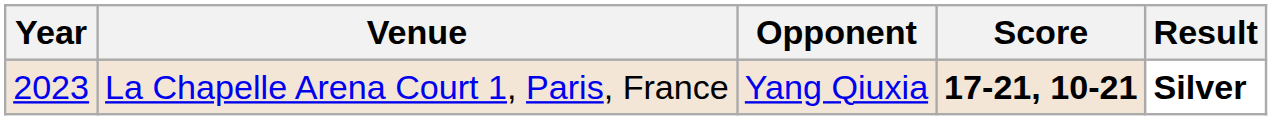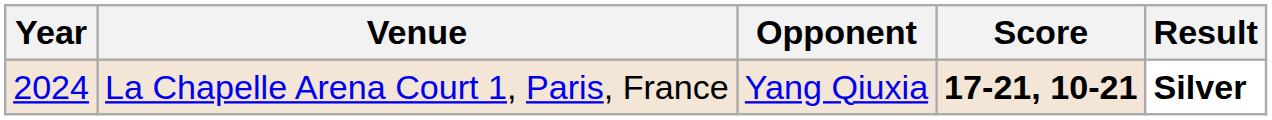(51, 86) 2023 -> (51, 86) 2024
